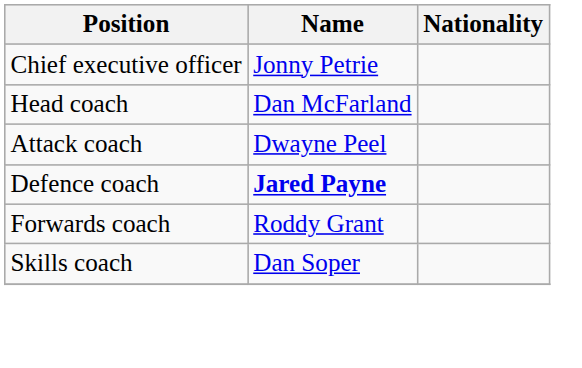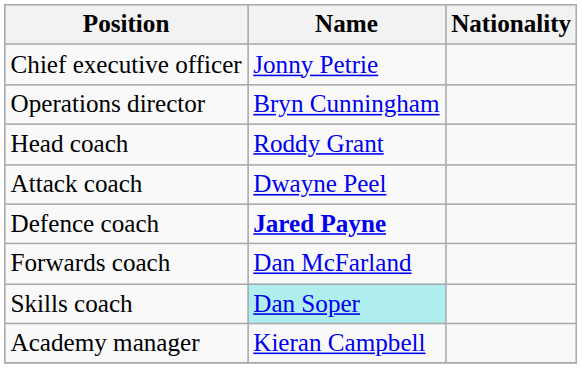+ row: (108, 104)
(332, 104) Dan McFarland -> (318, 143) Roddy Grant
(318, 223) Roddy Grant -> (332, 263) Dan McFarland
(307, 263) no background -> (307, 303) paleturquoise background
+ row: (105, 343)
